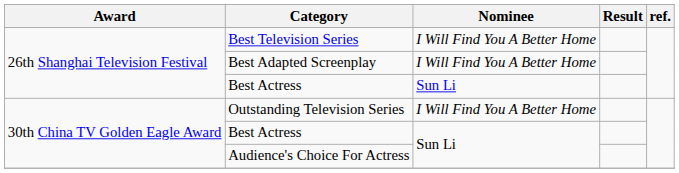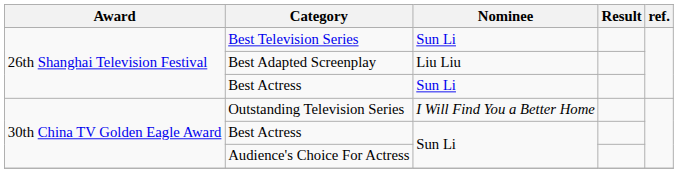(506, 39) I Will Find You A Better Home -> (436, 39) Sun Li
(506, 62) I Will Find You A Better Home -> (439, 62) Liu Liu
(506, 109) I Will Find You A Better Home -> (506, 109) I Will Find You a Better Home
